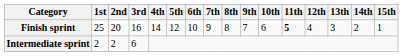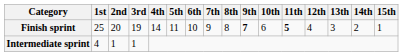(136, 28) 16 -> (136, 28) 19
(174, 28) 12 -> (174, 28) 11
(245, 28) normal -> (245, 28) bold
(97, 43) 2 -> (97, 43) 4
(113, 43) 2 -> (113, 43) 1
(134, 43) 6 -> (134, 43) 1
